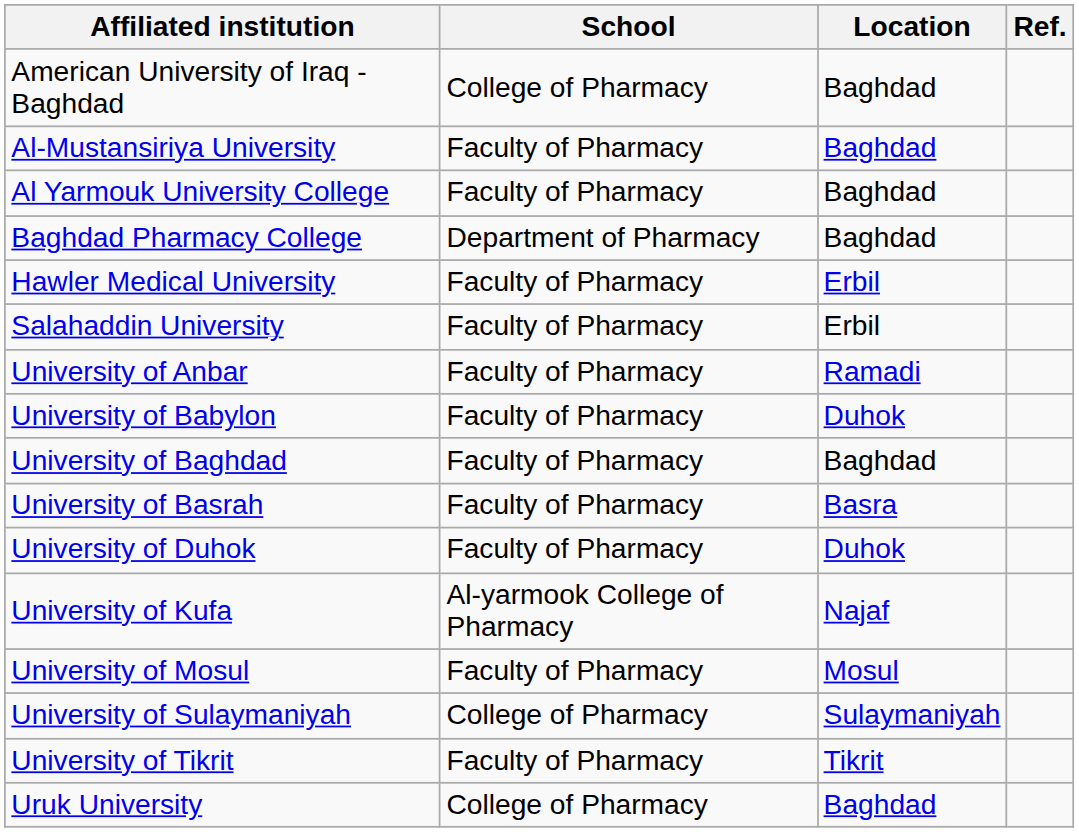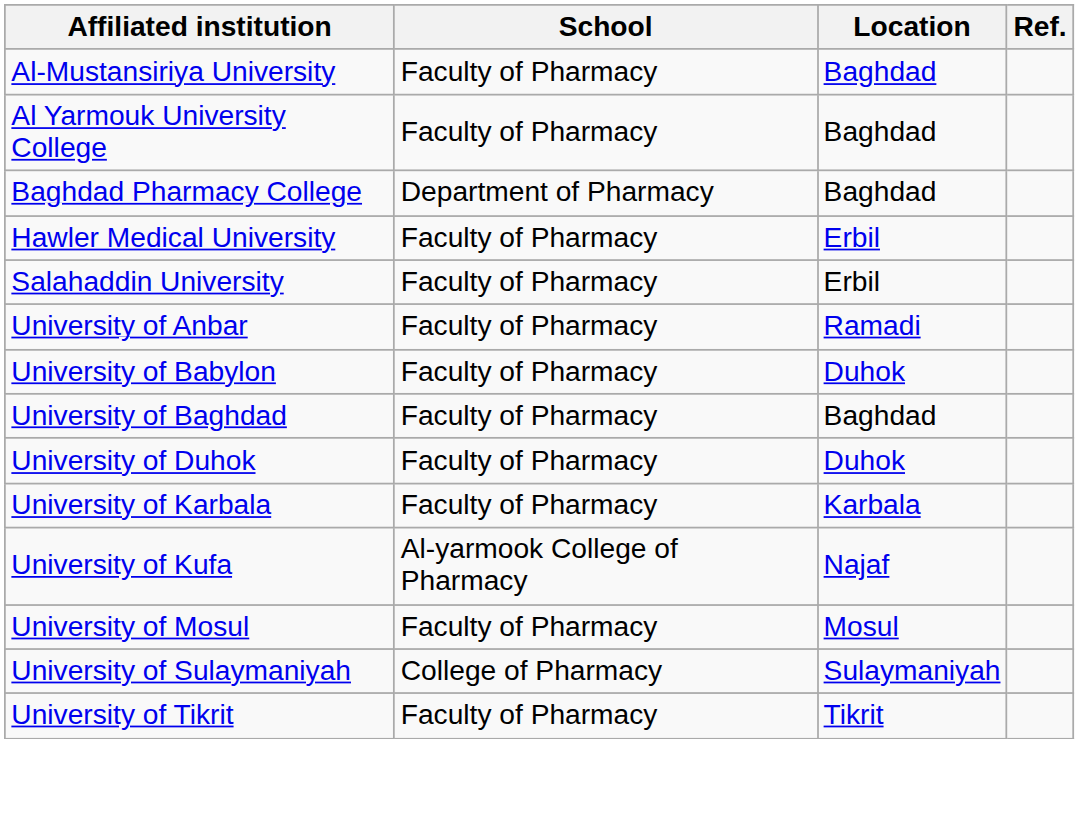- row: (189, 87)
- row: (137, 505)
+ row: (141, 505)
- row: (107, 804)
